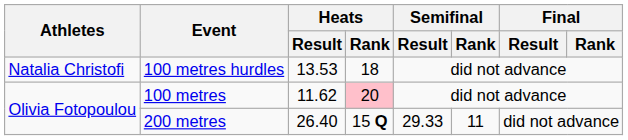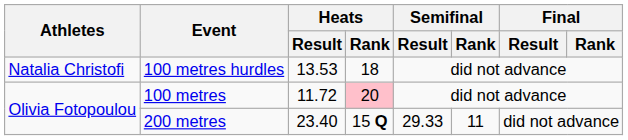(317, 96) 11.62 -> (317, 96) 11.72
(317, 122) 26.40 -> (317, 122) 23.40
